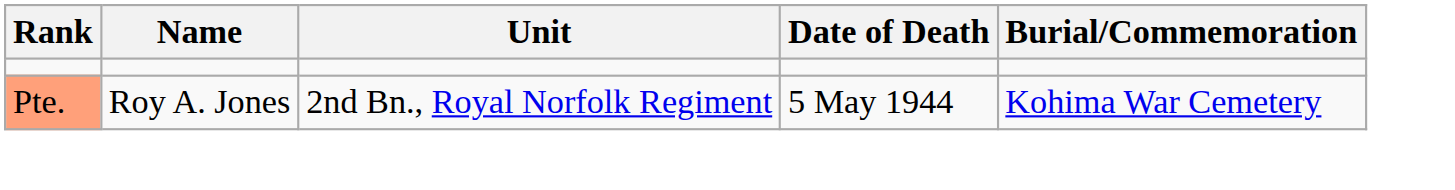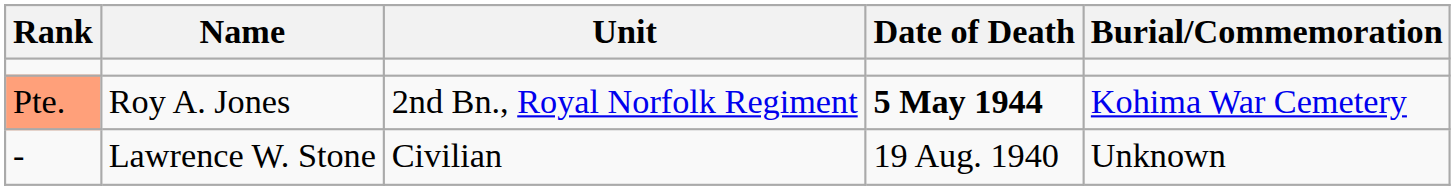(871, 101) normal -> (958, 101) bold
+ row: (242, 156)
